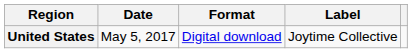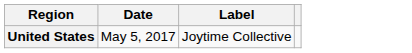- column: (232, 15)
